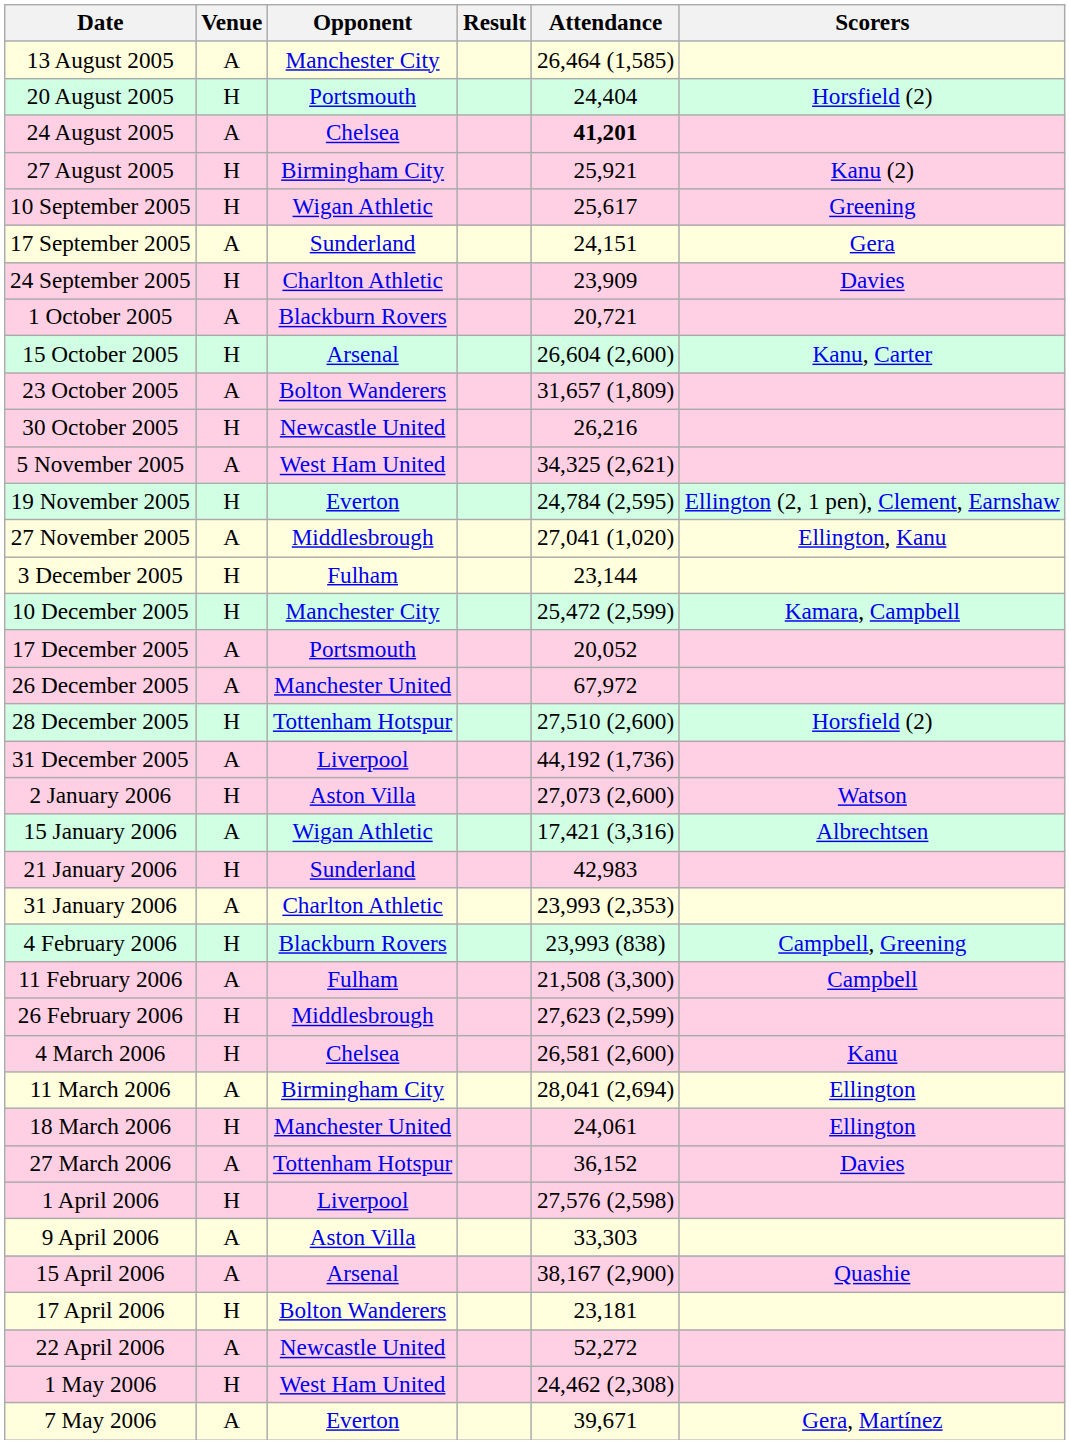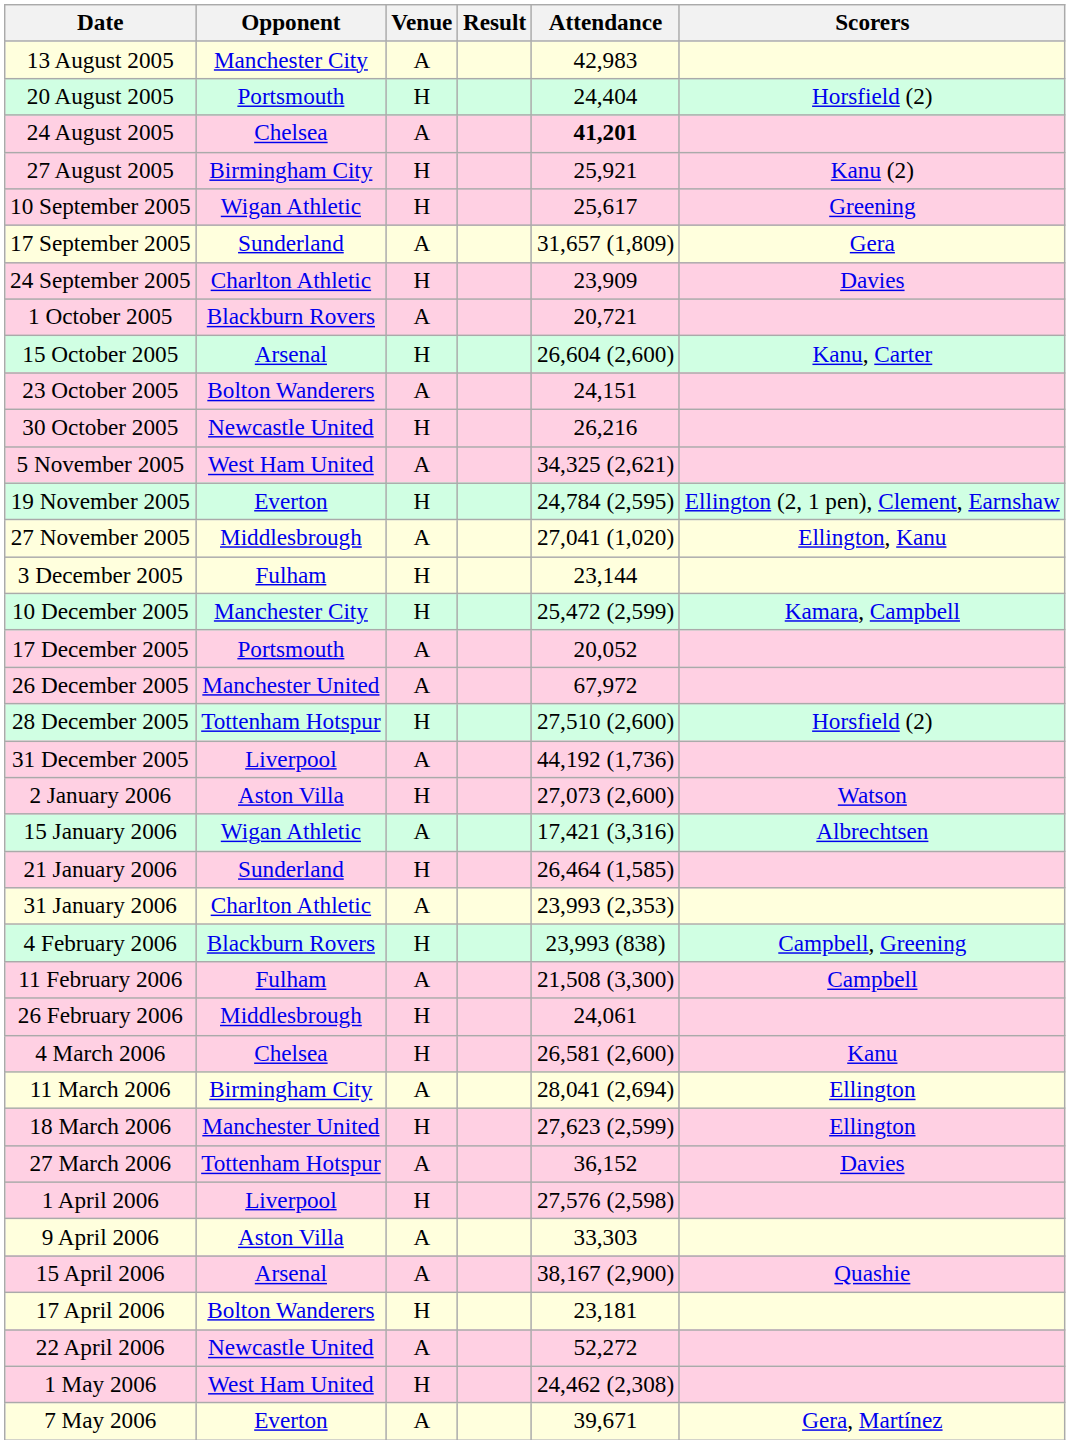columns swapped: (363, 22) <-> (232, 22)
(606, 59) 26,464 (1,585) -> (606, 59) 42,983
(606, 243) 24,151 -> (606, 243) 31,657 (1,809)
(606, 390) 31,657 (1,809) -> (606, 390) 24,151
(606, 869) 42,983 -> (606, 869) 26,464 (1,585)
(606, 1016) 27,623 (2,599) -> (606, 1016) 24,061
(606, 1126) 24,061 -> (606, 1126) 27,623 (2,599)
